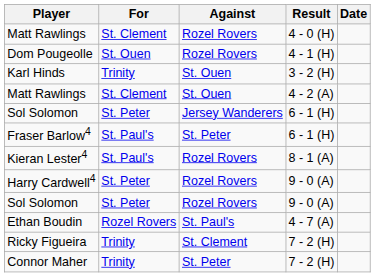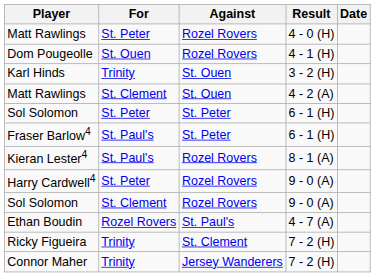(134, 34) St. Clement -> (126, 34) St. Peter
(232, 113) Jersey Wanderers -> (206, 113) St. Peter
(126, 202) St. Peter -> (134, 202) St. Clement
(206, 262) St. Peter -> (232, 262) Jersey Wanderers
